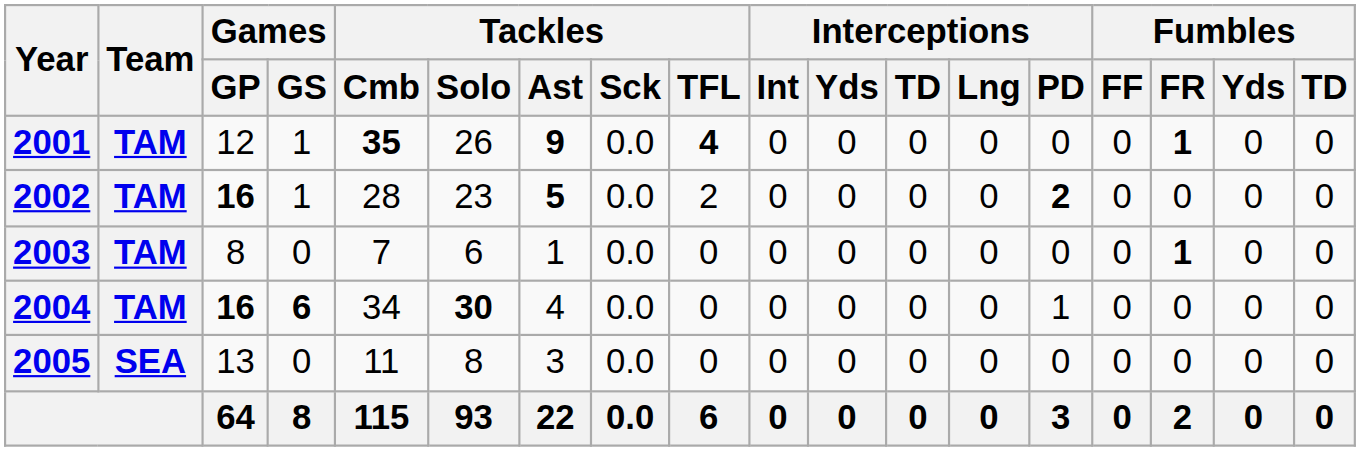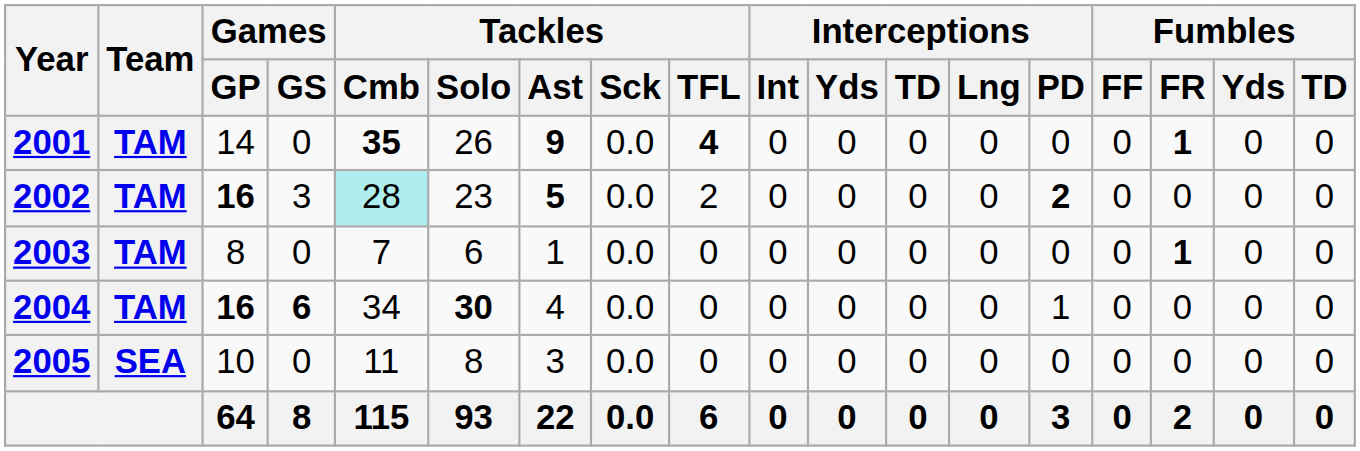(236, 142) 12 -> (236, 142) 14
(302, 142) 1 -> (302, 142) 0
(302, 197) 1 -> (302, 197) 3
(381, 197) no background -> (381, 197) paleturquoise background
(236, 362) 13 -> (236, 362) 10
